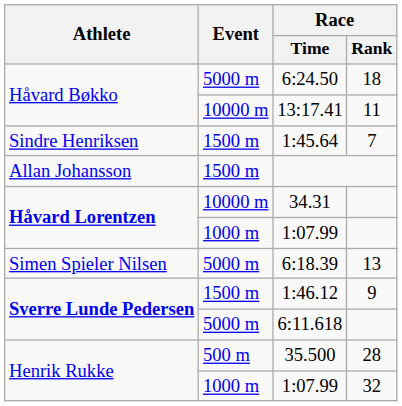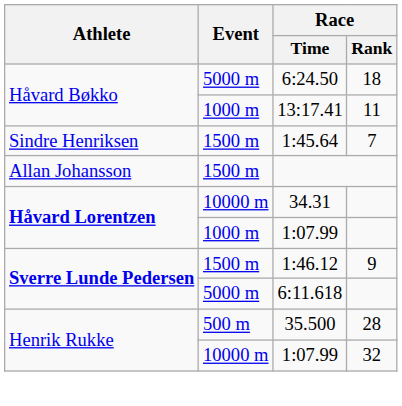(236, 110) 10000 m -> (231, 110) 1000 m
- row: (310, 263)
(231, 386) 1000 m -> (236, 355) 10000 m
